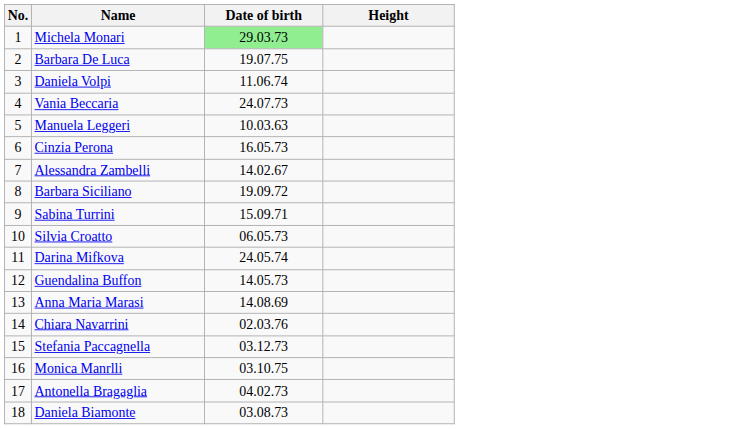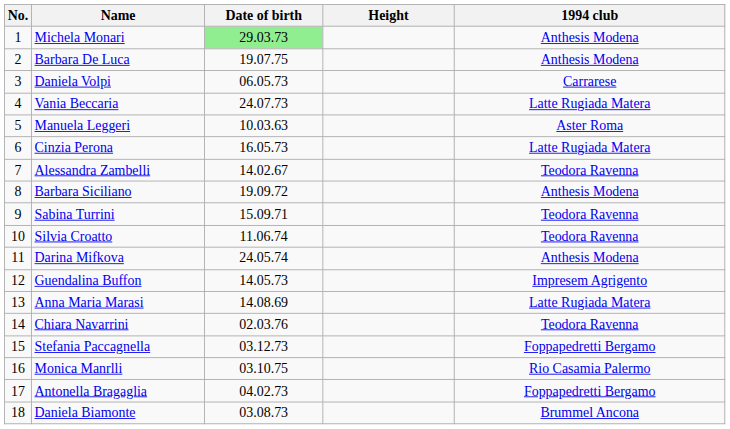+ column: (590, 15)
(264, 81) 11.06.74 -> (264, 81) 06.05.73
(264, 236) 06.05.73 -> (264, 236) 11.06.74
